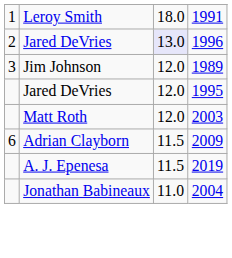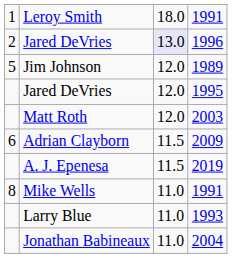(12, 66) 3 -> (12, 66) 5
+ row: (59, 191)
+ row: (57, 215)
